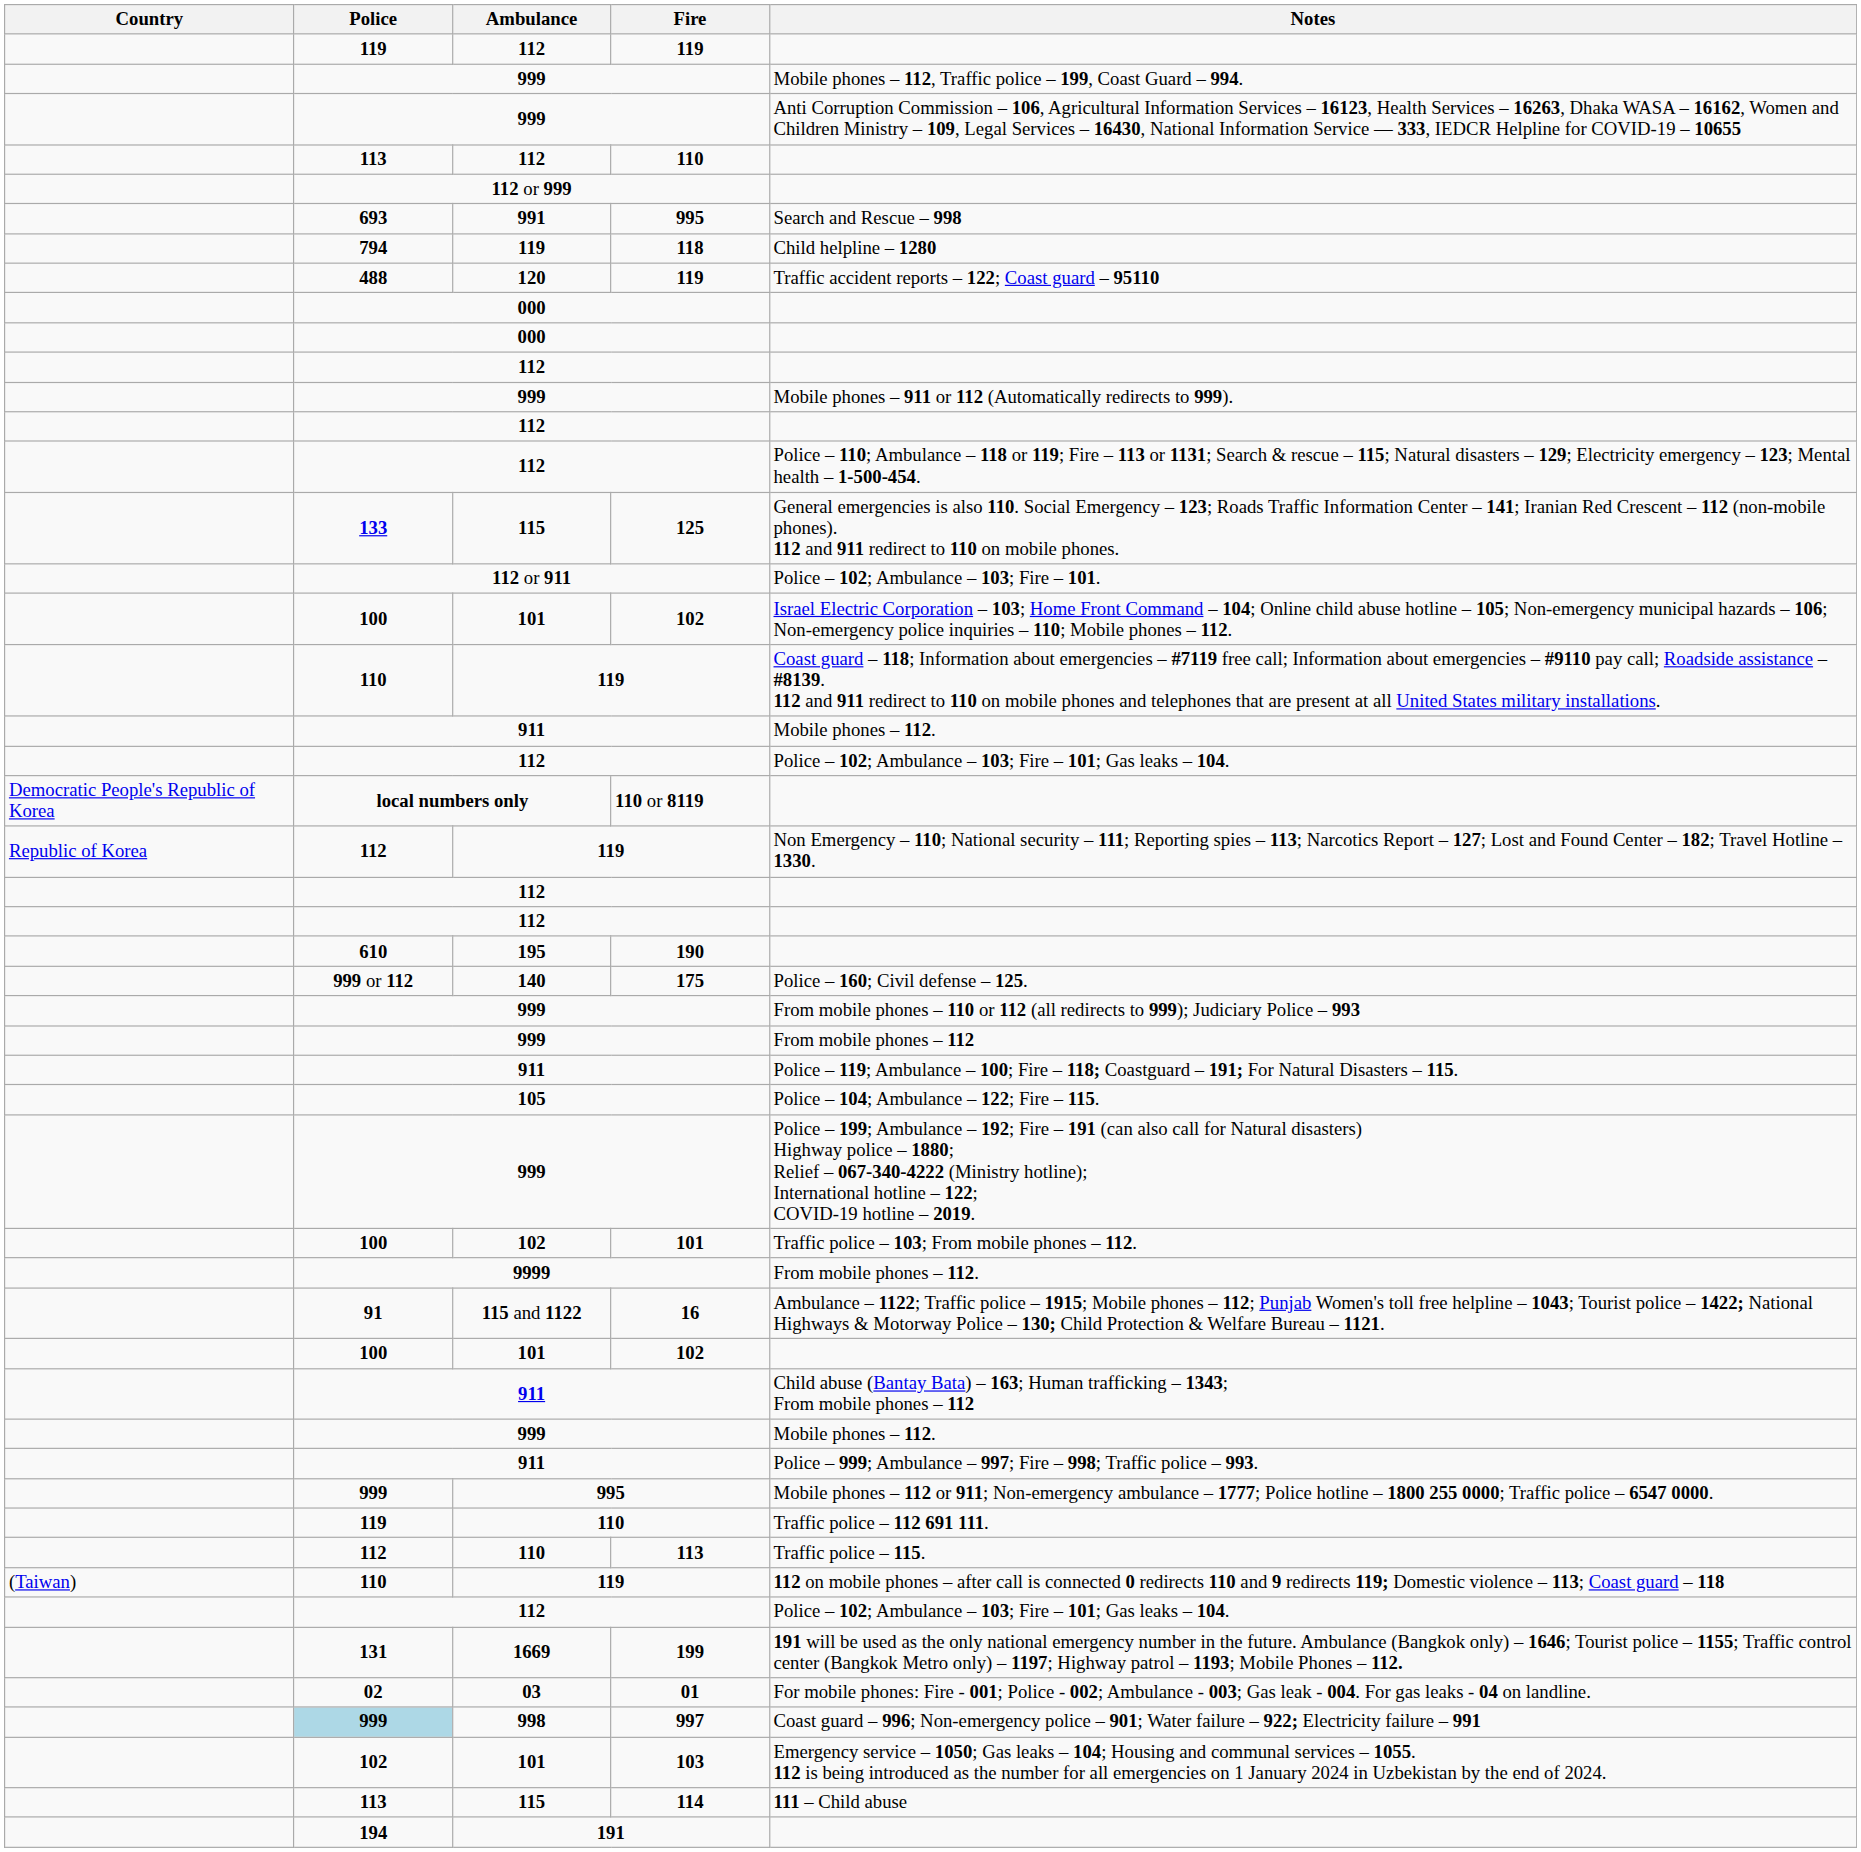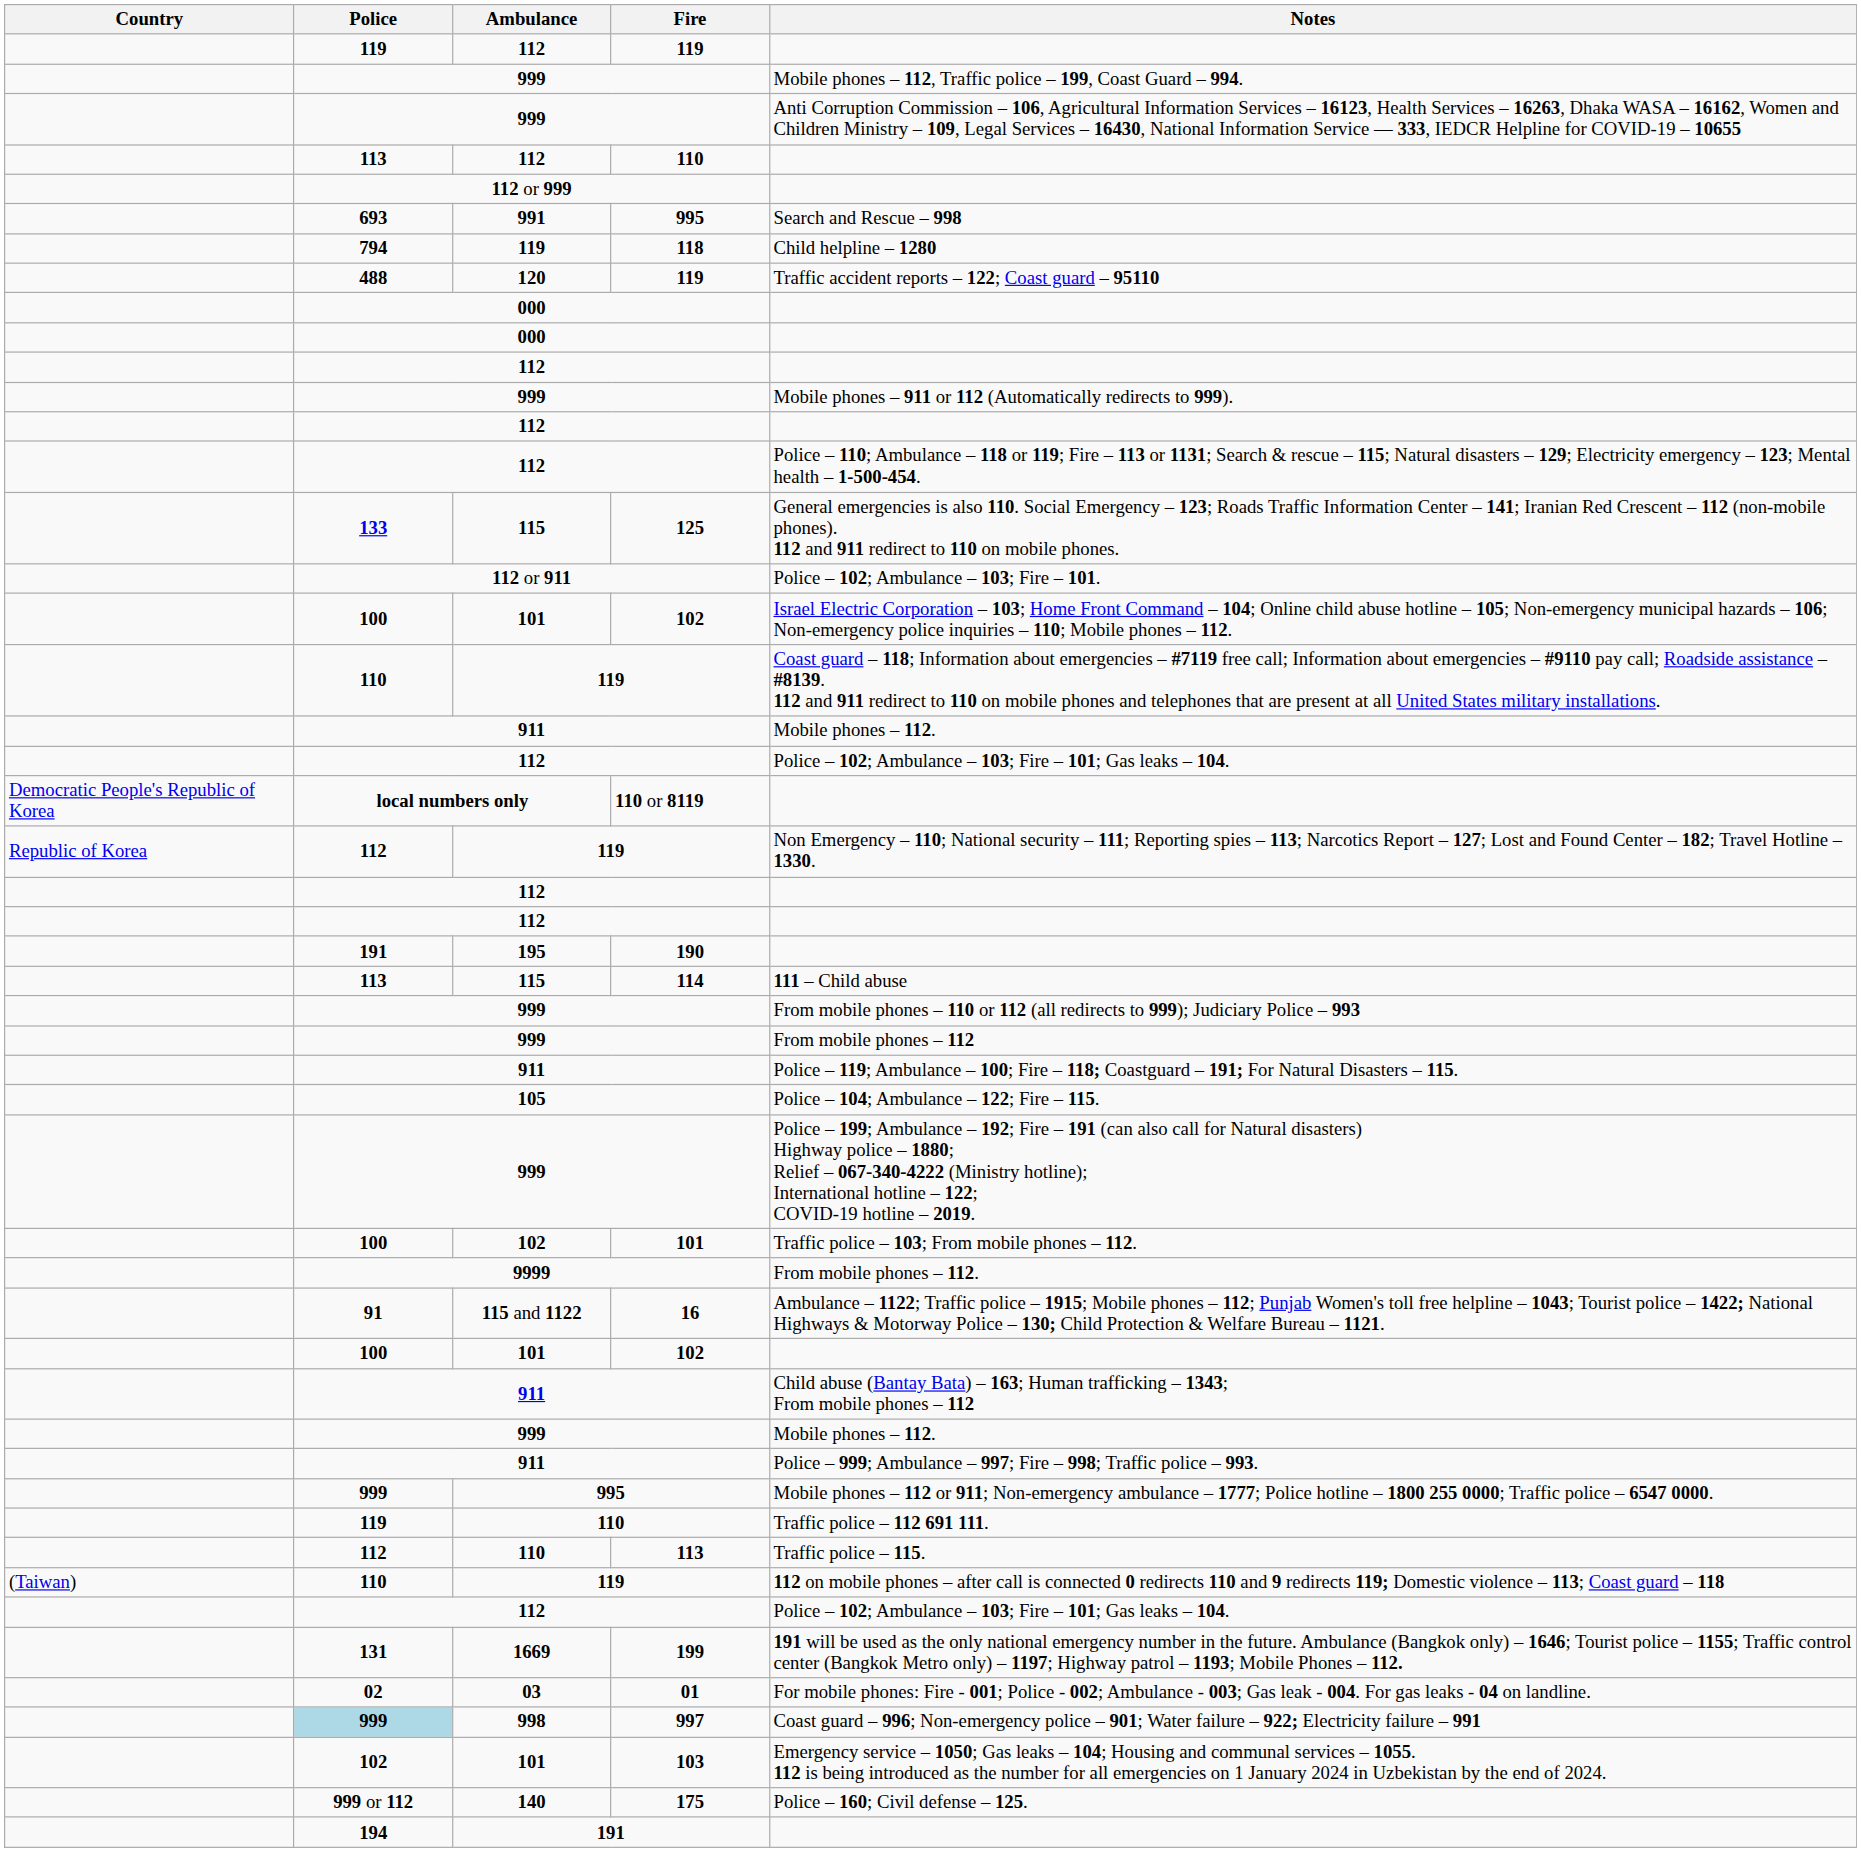(373, 951) 610 -> (373, 951) 191
rows swapped: (532, 980) <-> (532, 1802)
